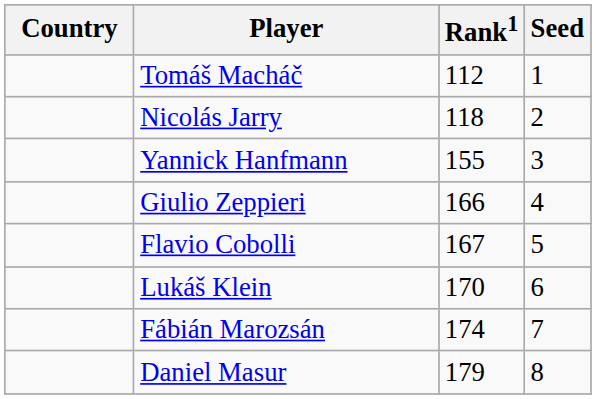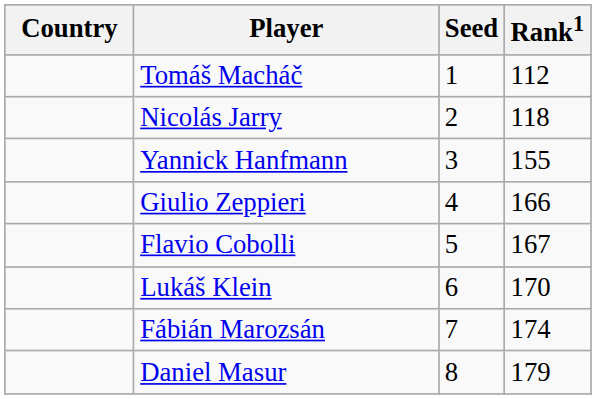columns swapped: (482, 29) <-> (557, 29)
